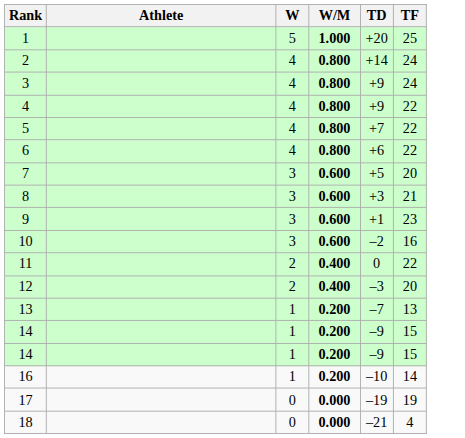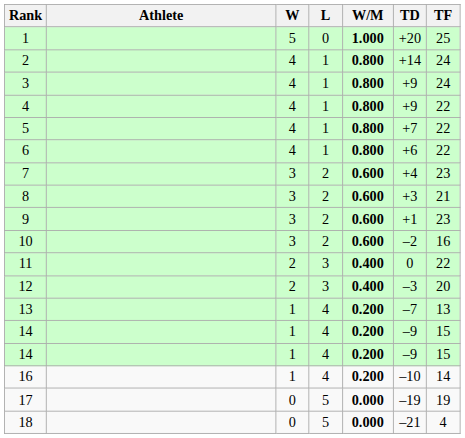+ column: (326, 15)
(377, 173) +5 -> (410, 173) +4
(410, 173) 20 -> (443, 173) 23
